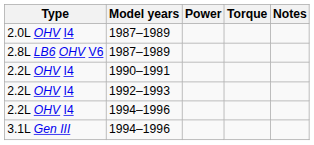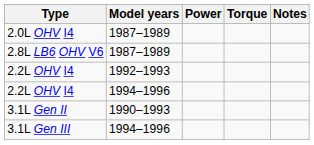- row: (40, 71)
+ row: (37, 110)
